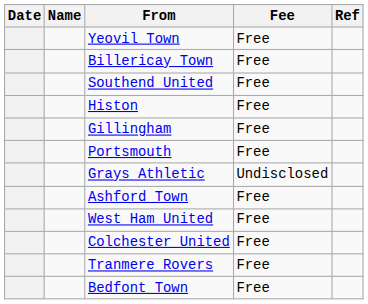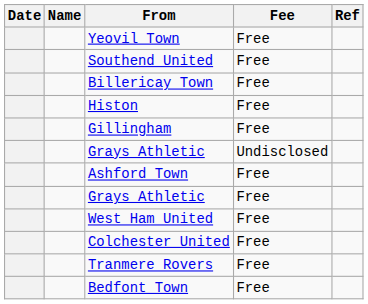rows swapped: (151, 61) <-> (151, 84)
- row: (130, 152)
+ row: (146, 197)
